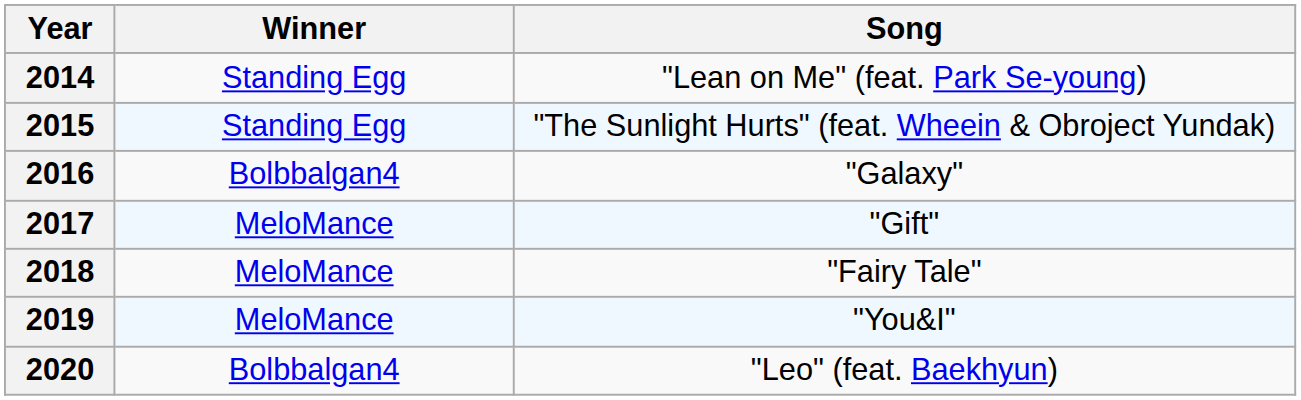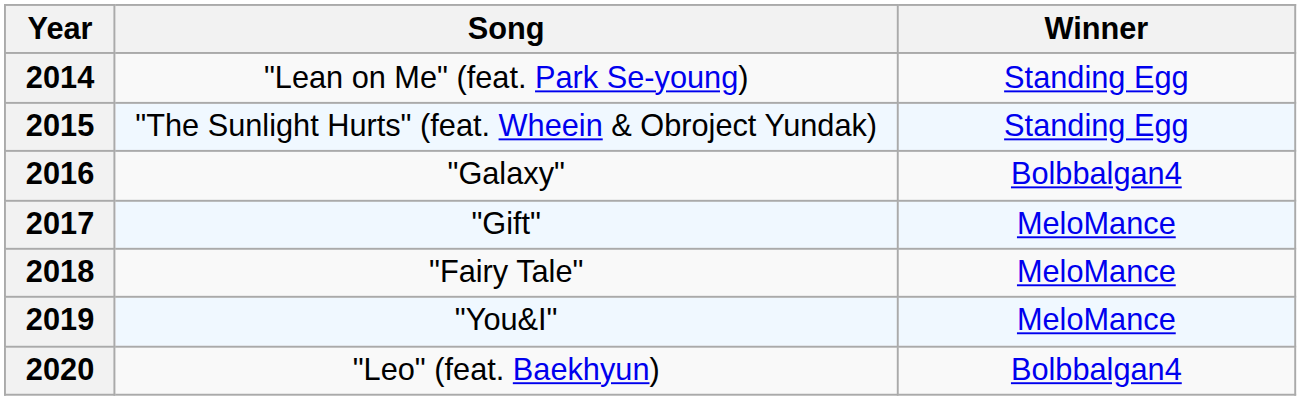columns swapped: (314, 28) <-> (904, 28)
